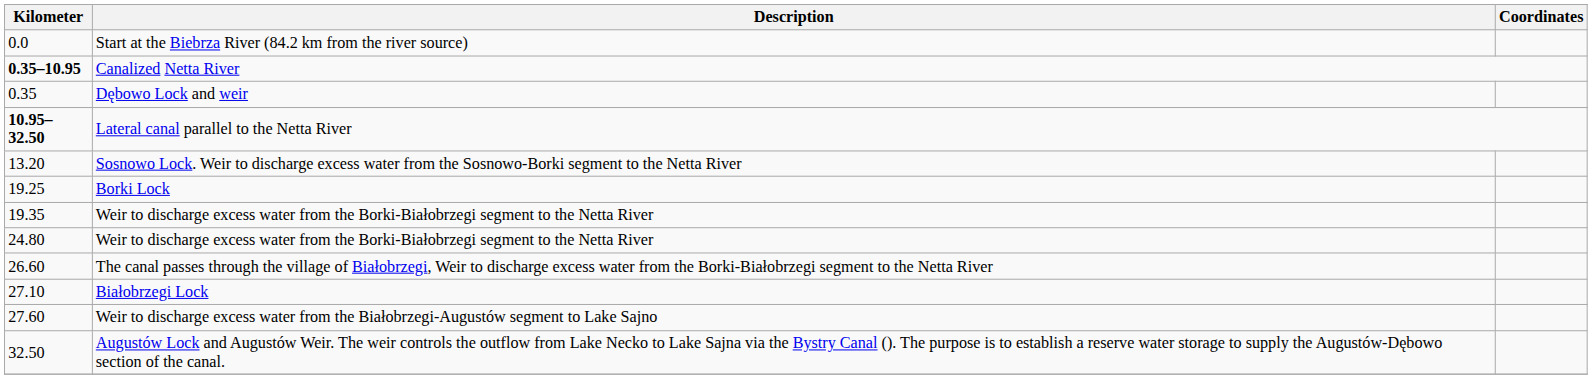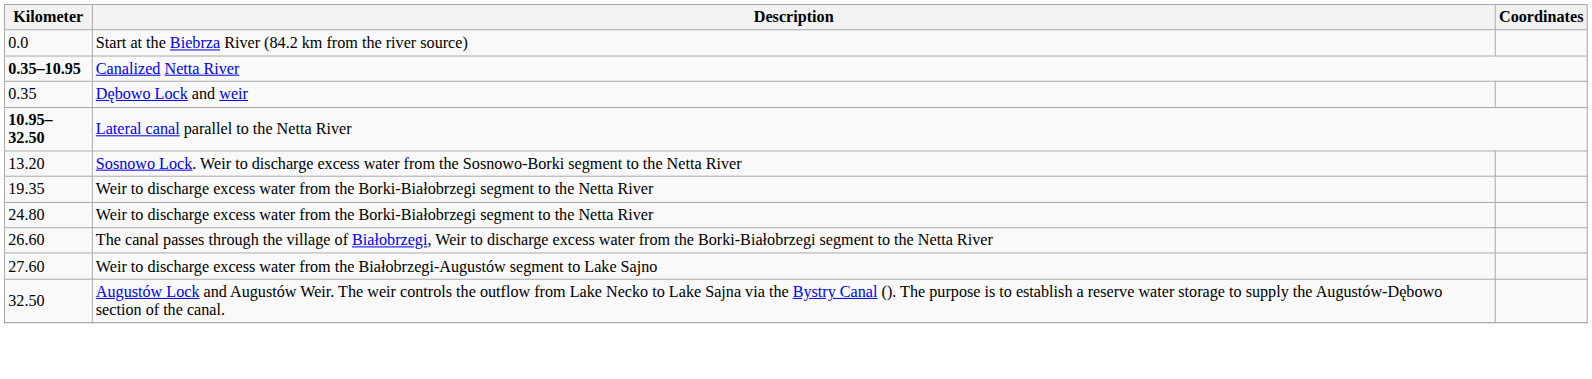- row: (26, 189)
- row: (26, 291)
